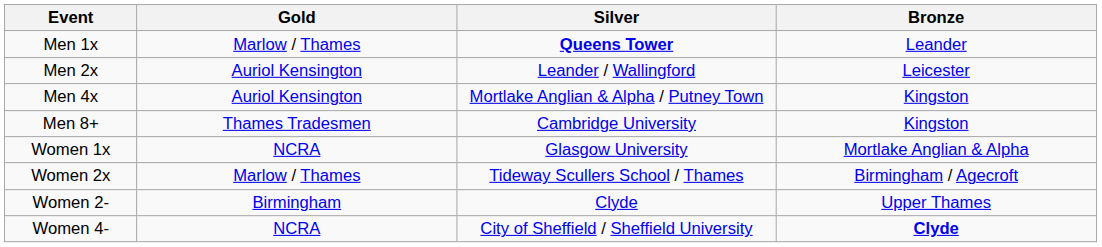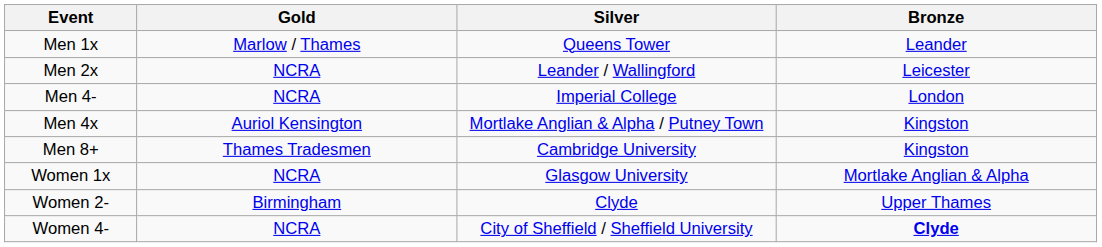(616, 44) bold -> (616, 44) normal
(297, 70) Auriol Kensington -> (297, 70) NCRA
+ row: (71, 96)
- row: (71, 176)
